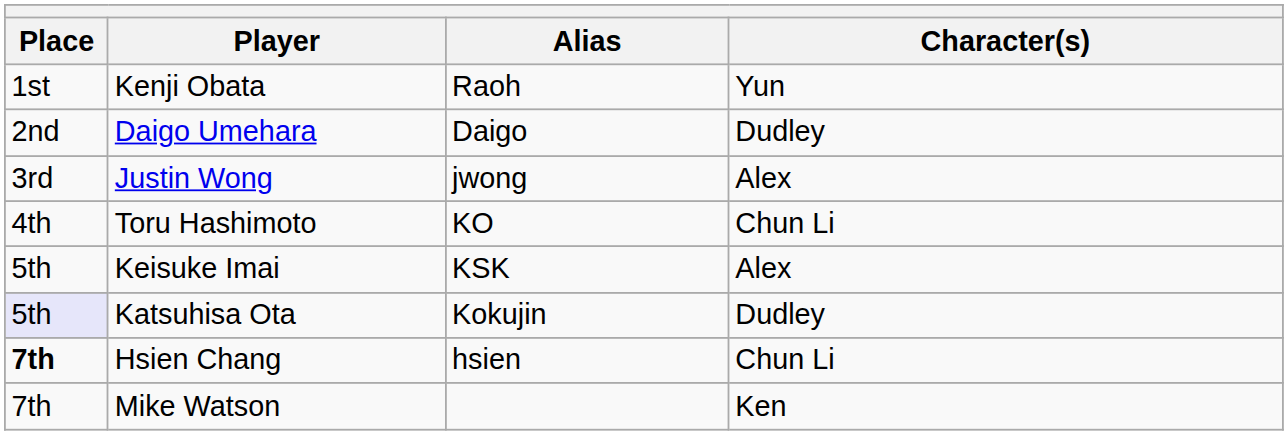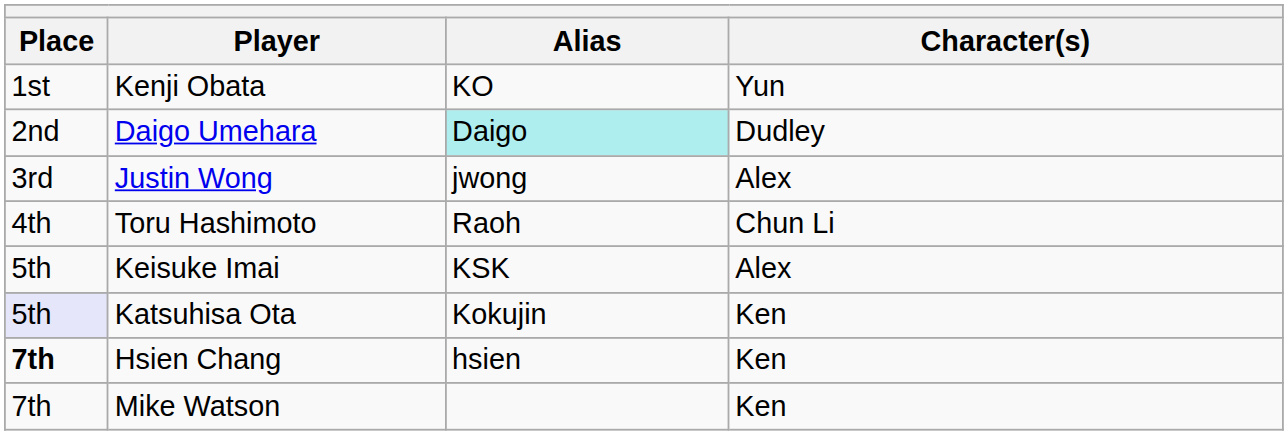(487, 86) Raoh -> (473, 86) KO
(490, 131) no background -> (490, 131) paleturquoise background
(473, 223) KO -> (487, 223) Raoh
(780, 314) Dudley -> (761, 314) Ken
(785, 360) Chun Li -> (761, 360) Ken
